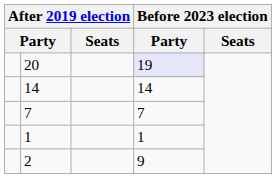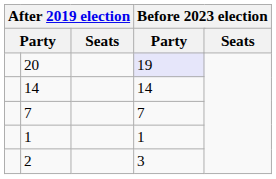(141, 161) 9 -> (141, 161) 3
